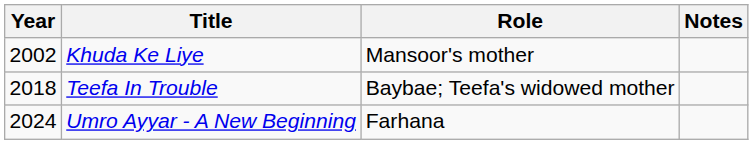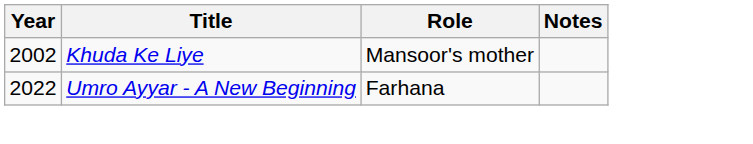- row: (142, 88)
(33, 121) 2024 -> (33, 88) 2022
